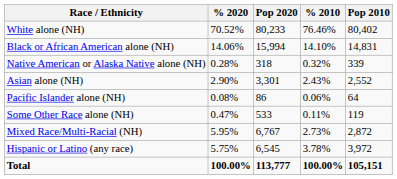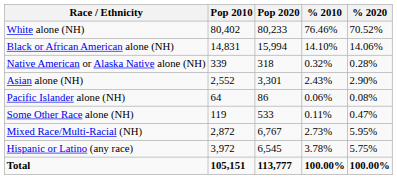columns swapped: (369, 13) <-> (231, 13)
